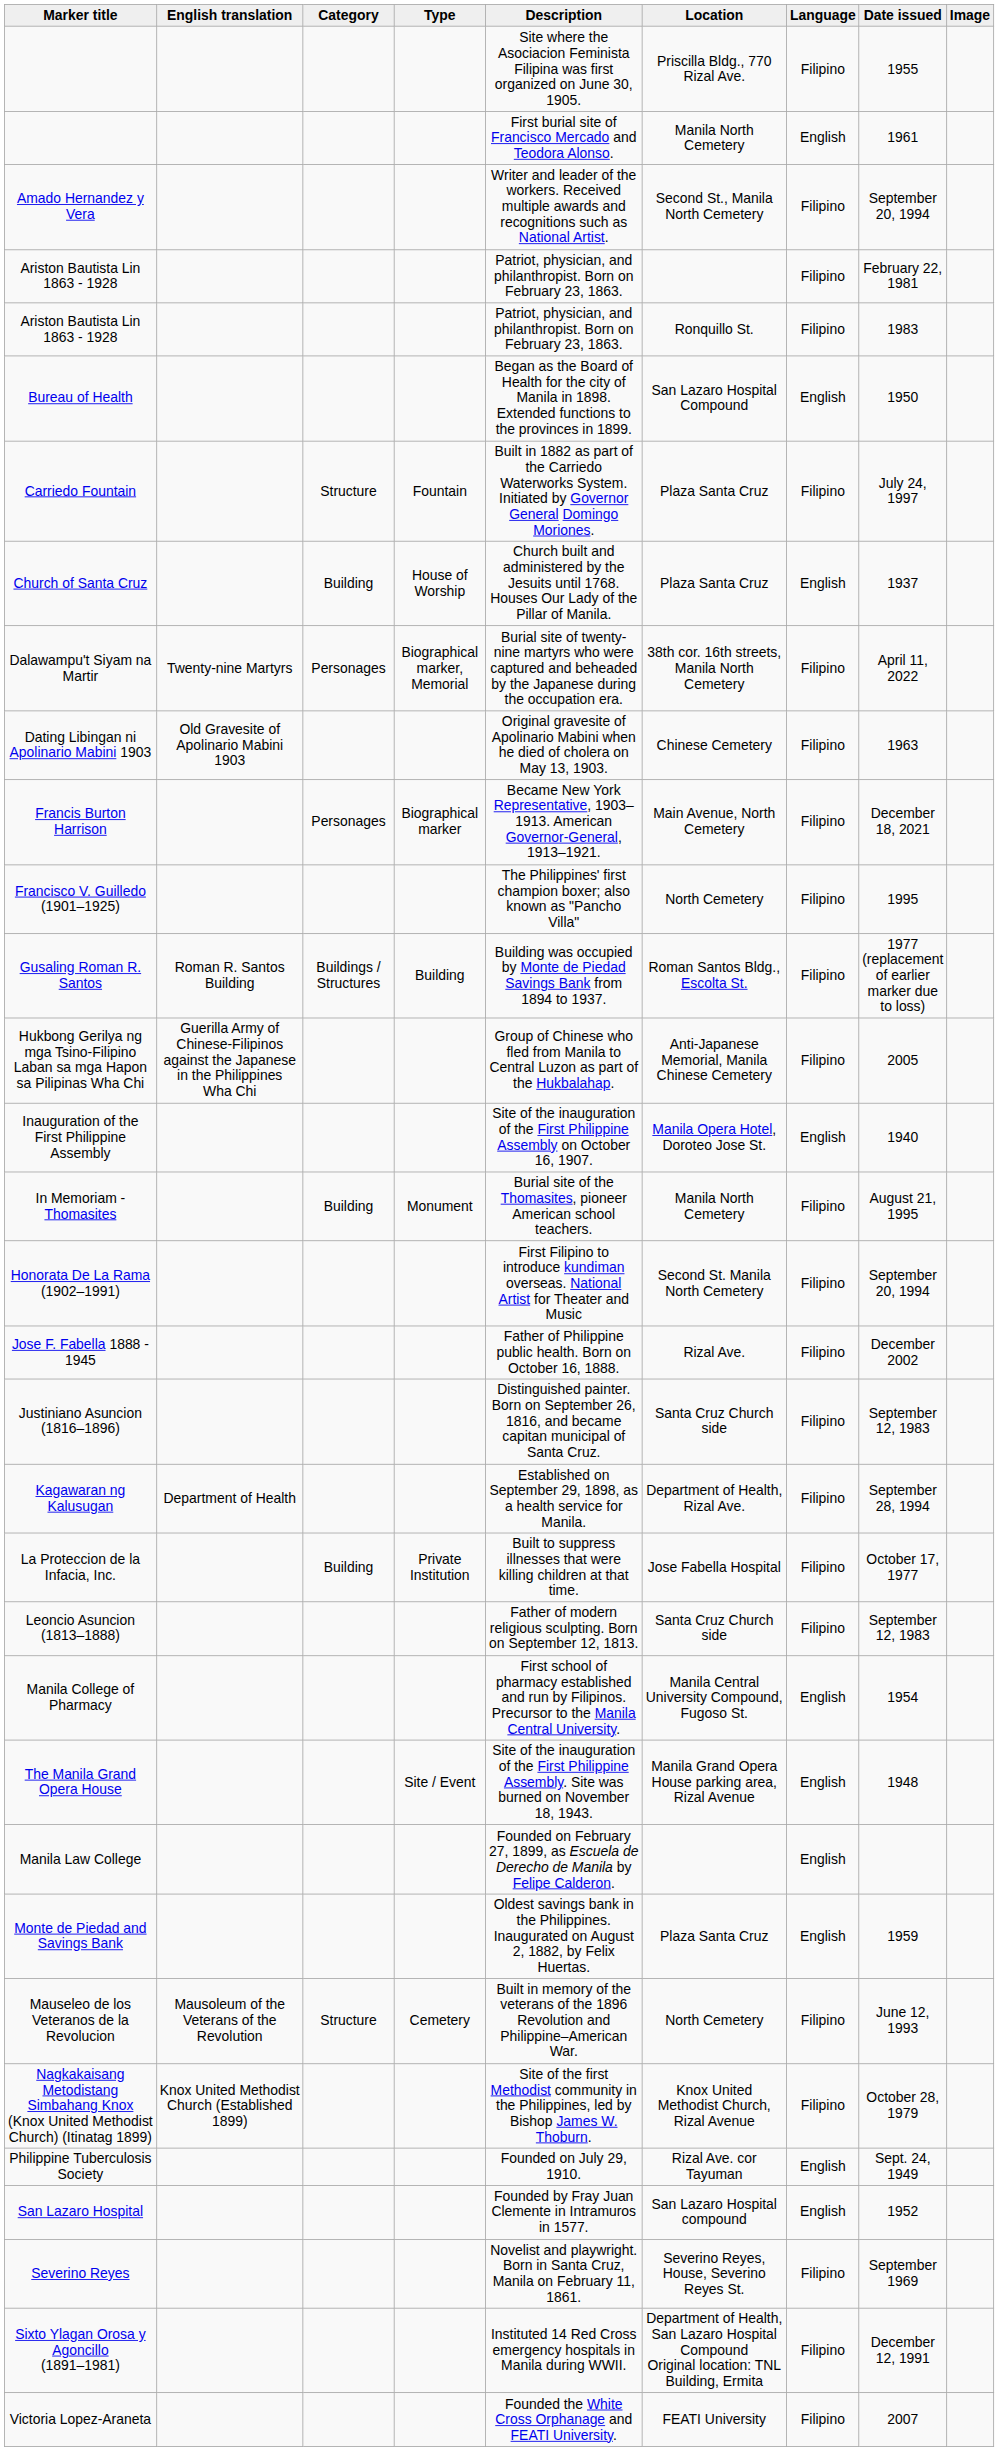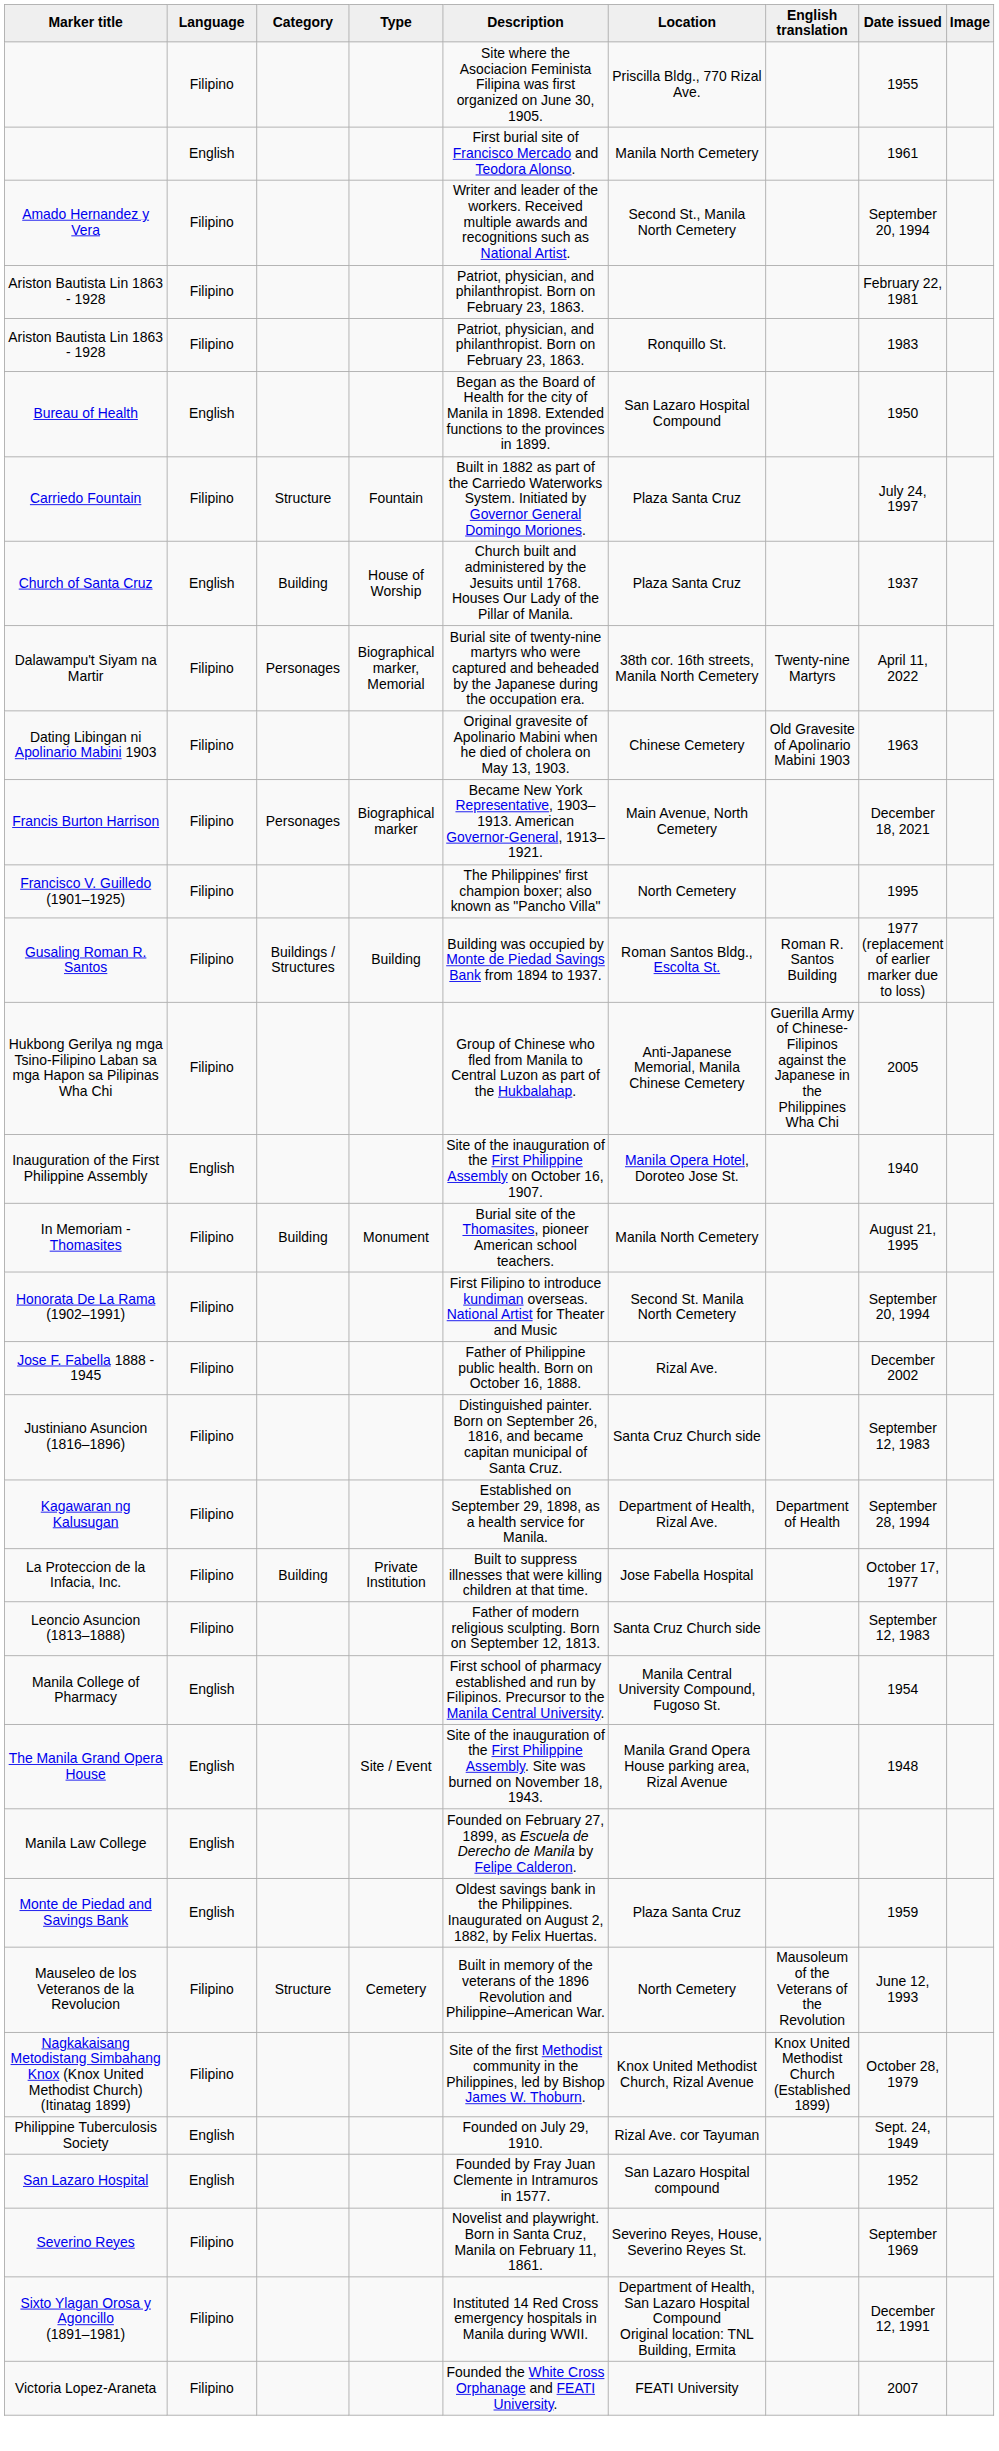columns swapped: (230, 15) <-> (823, 15)
